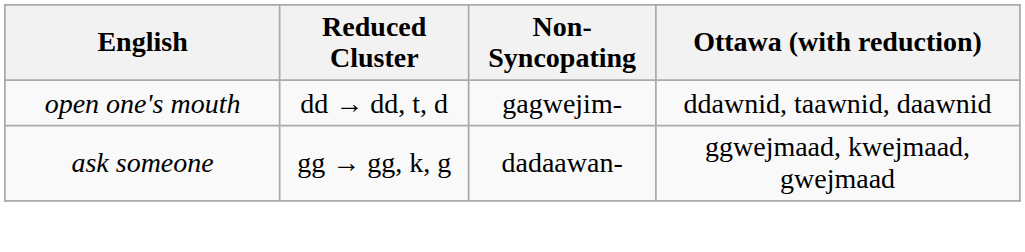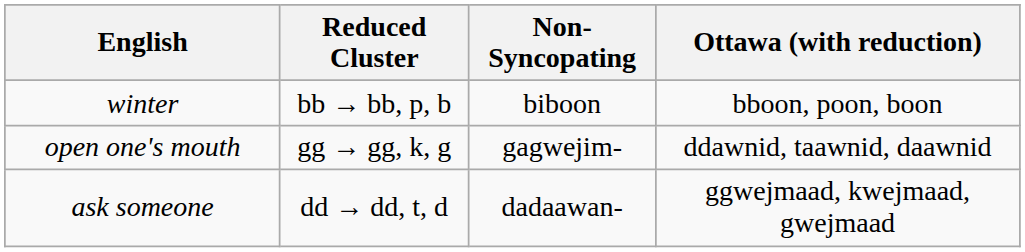+ row: (143, 102)
(374, 102) dd → dd, t, d -> (374, 147) gg → gg, k, g
(374, 162) gg → gg, k, g -> (374, 207) dd → dd, t, d
